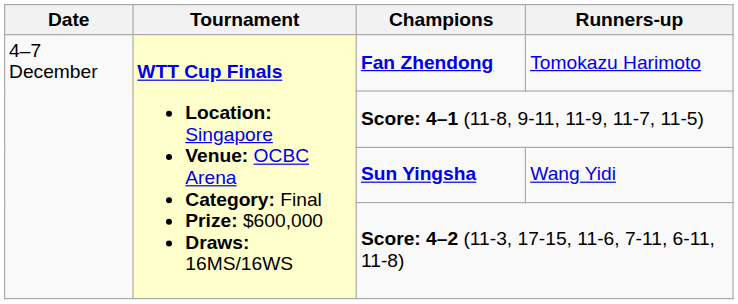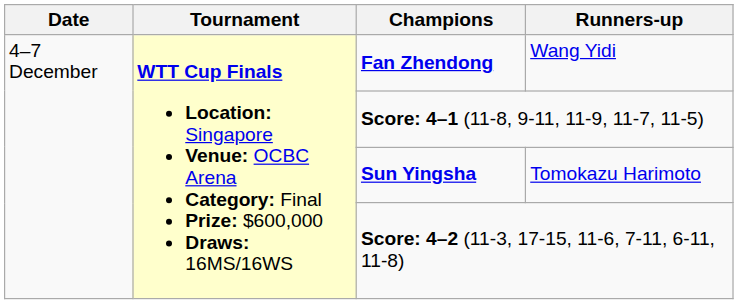(616, 62) Tomokazu Harimoto -> (573, 50) Wang Yidi
(573, 174) Wang Yidi -> (616, 174) Tomokazu Harimoto
